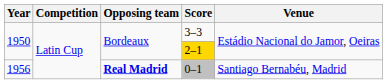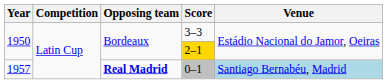(19, 69) 1956 -> (19, 69) 1957
(282, 69) no background -> (282, 69) lightblue background
